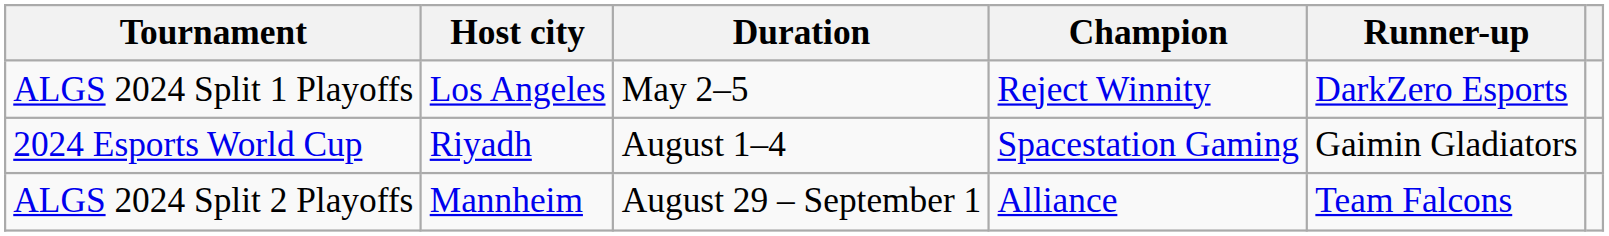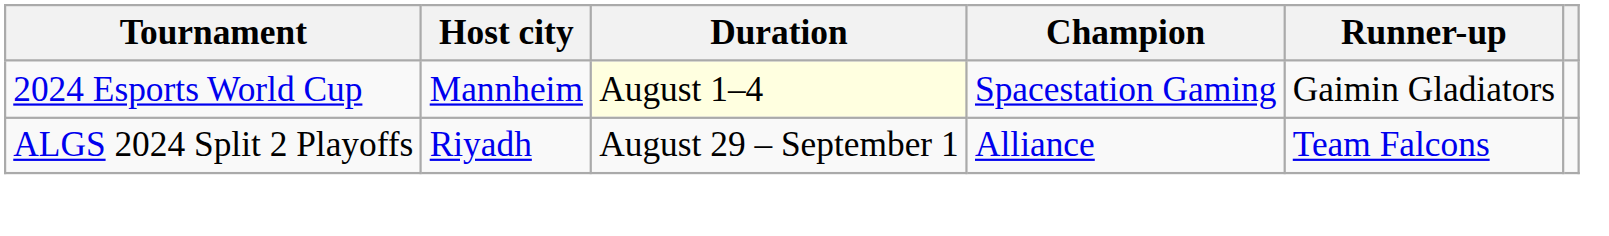- row: (213, 88)
(481, 144) Riyadh -> (506, 88) Mannheim
(704, 144) no background -> (681, 88) lightyellow background
(506, 200) Mannheim -> (481, 144) Riyadh
